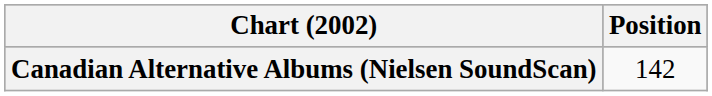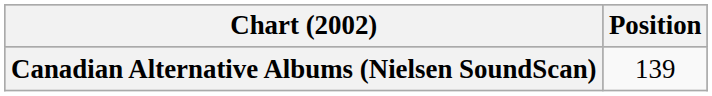(655, 68) 142 -> (655, 68) 139
